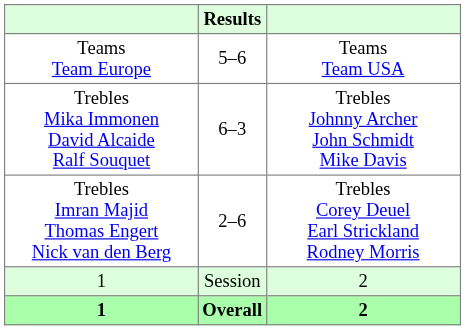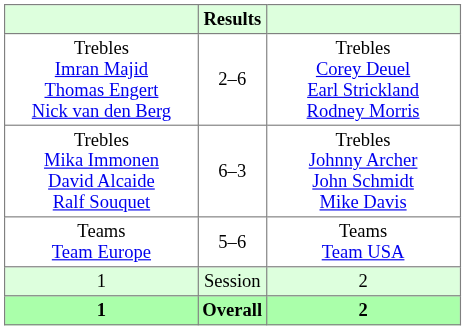rows swapped: (101, 58) <-> (101, 220)
